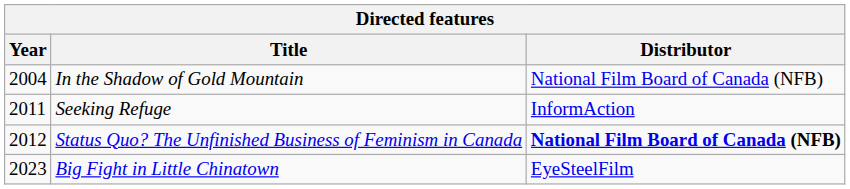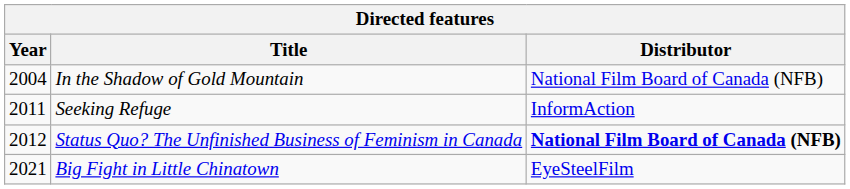(28, 169) 2023 -> (28, 169) 2021
